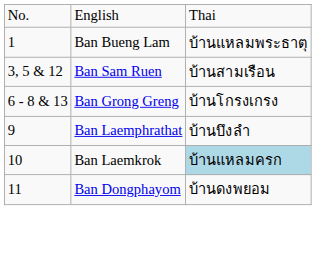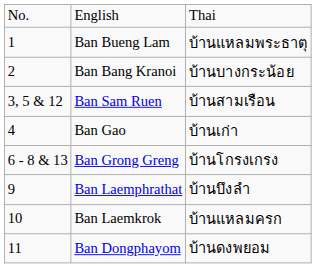+ row: (125, 71)
+ row: (100, 130)
(235, 160) lightblue background -> (235, 219) no background
